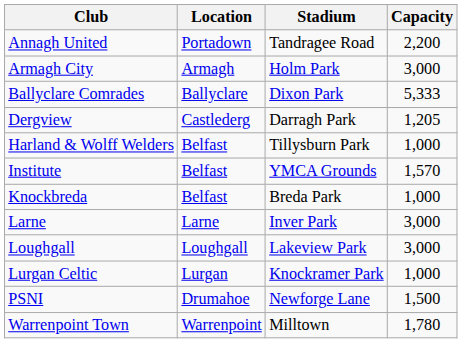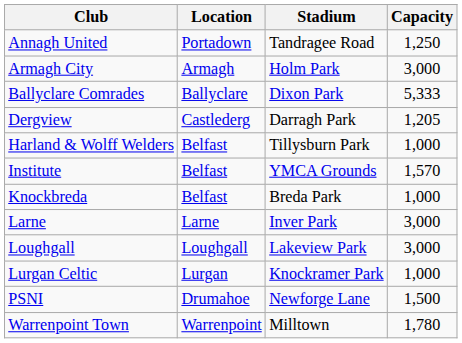(422, 42) 2,200 -> (422, 42) 1,250
